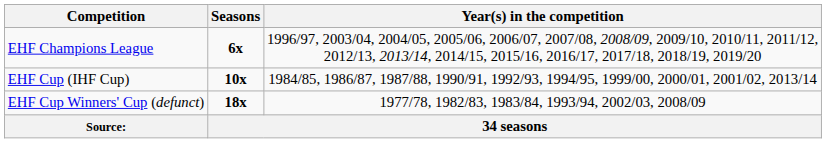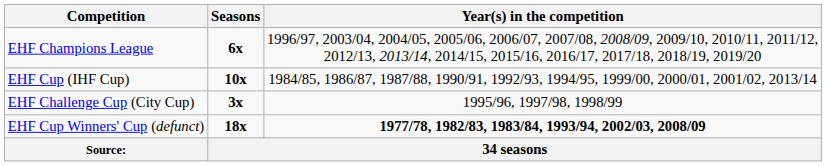+ row: (101, 102)
(543, 102) normal -> (543, 126) bold
